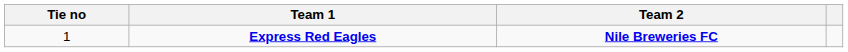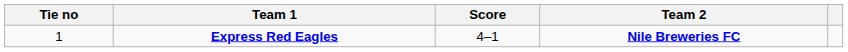+ column: (488, 15)
